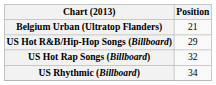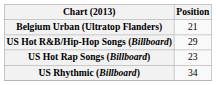(193, 57) 32 -> (193, 57) 23
